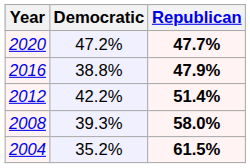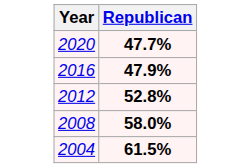- column: (99, 17)
(197, 96) 51.4% -> (148, 96) 52.8%
